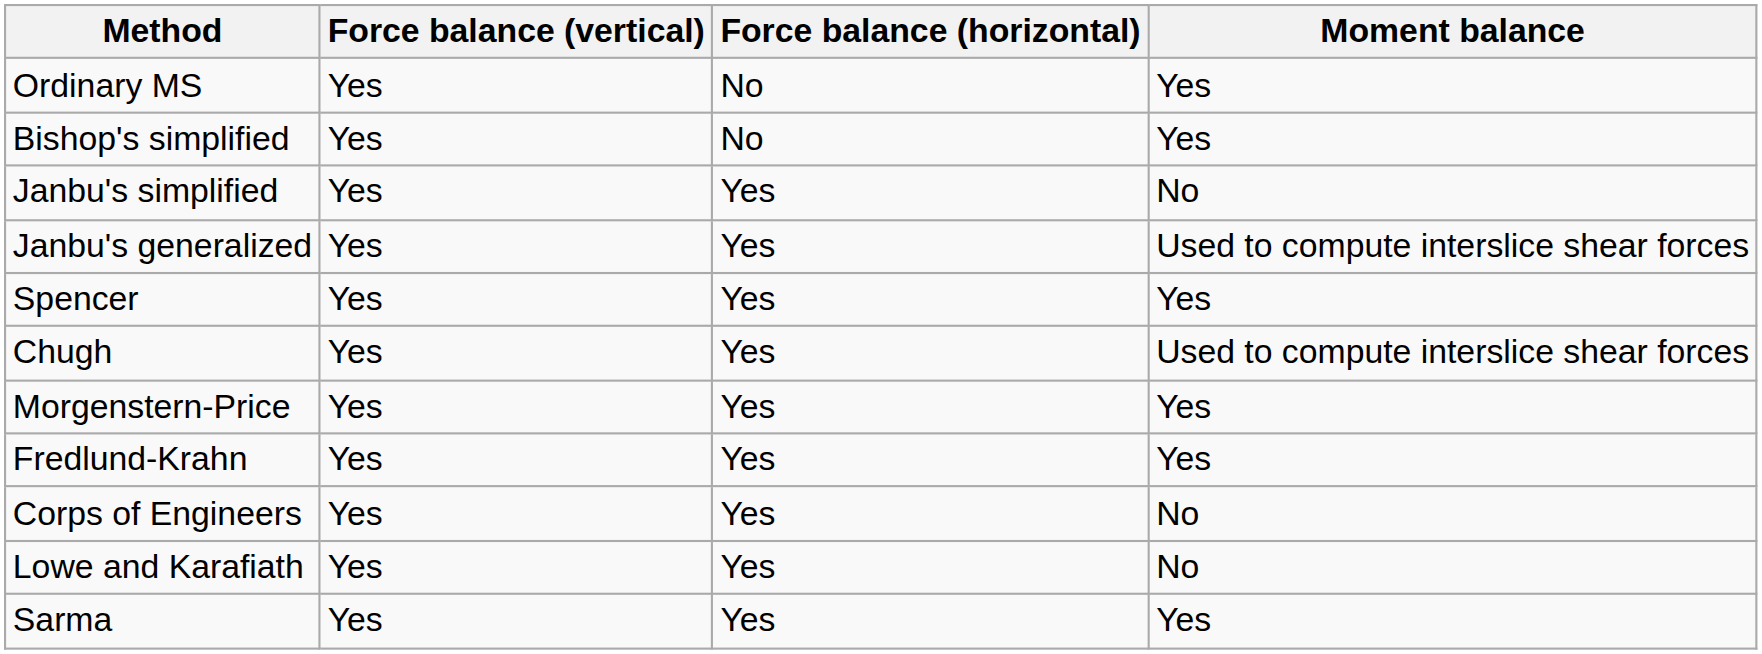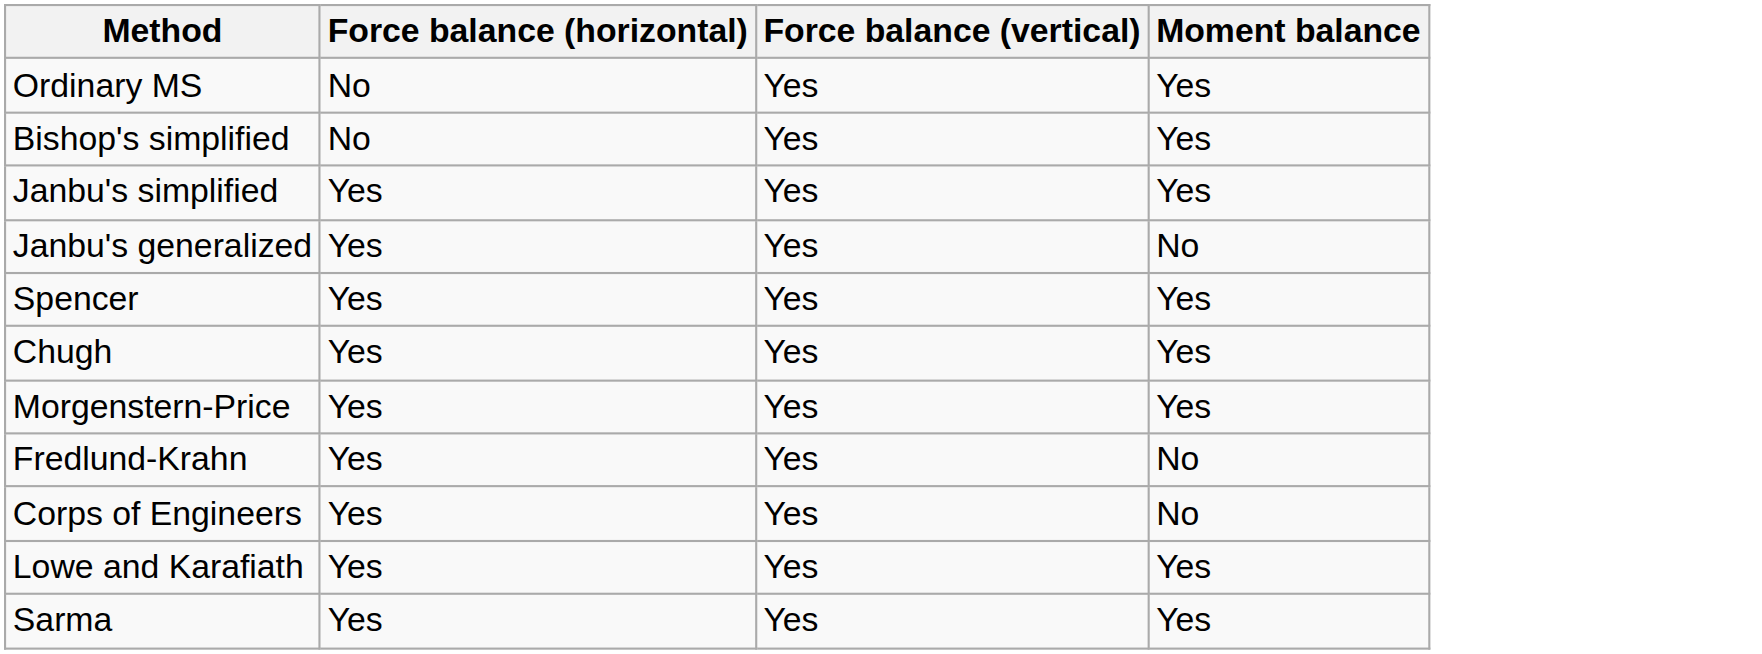columns swapped: (516, 31) <-> (930, 31)
(1178, 191) No -> (1184, 191) Yes
(1453, 245) Used to compute interslice shear forces -> (1178, 245) No
(1453, 352) Used to compute interslice shear forces -> (1184, 352) Yes
(1184, 459) Yes -> (1178, 459) No
(1178, 566) No -> (1184, 566) Yes
